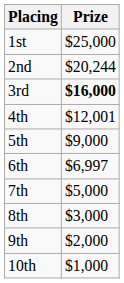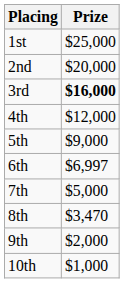(90, 66) $20,244 -> (90, 66) $20,000
(90, 116) $12,001 -> (90, 116) $12,000
(87, 215) $3,000 -> (87, 215) $3,470
